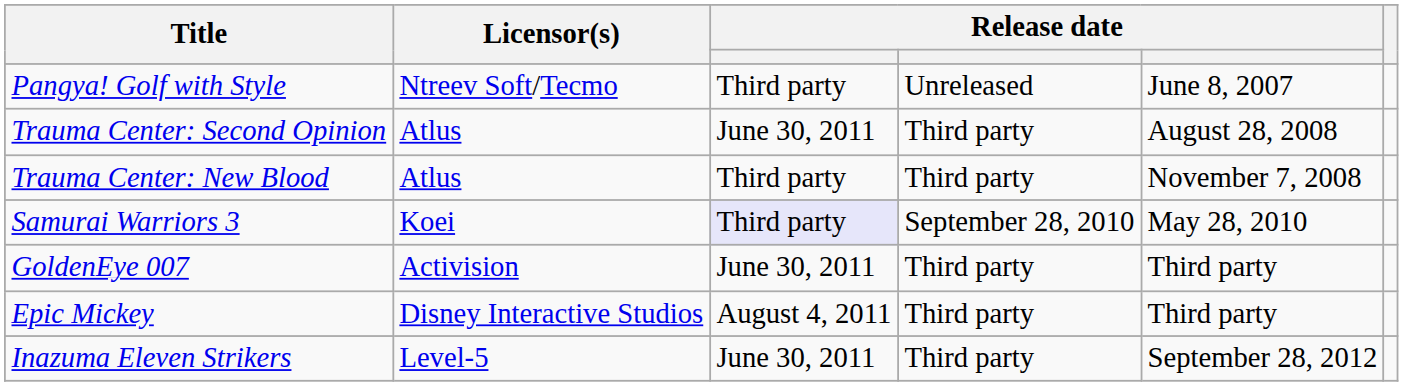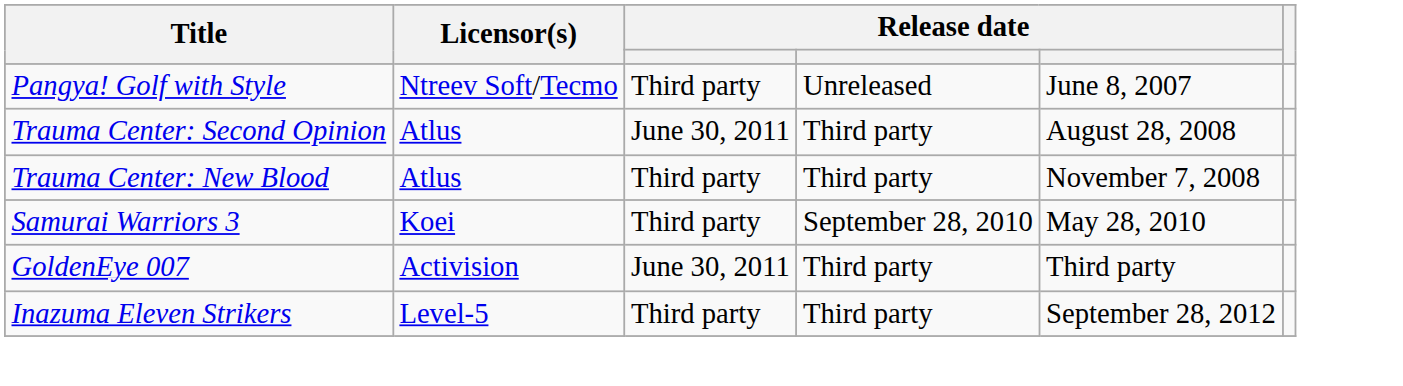(781, 222) lavender background -> (696, 222) no background
- row: (83, 312)
(796, 358) June 30, 2011 -> (696, 312) Third party
